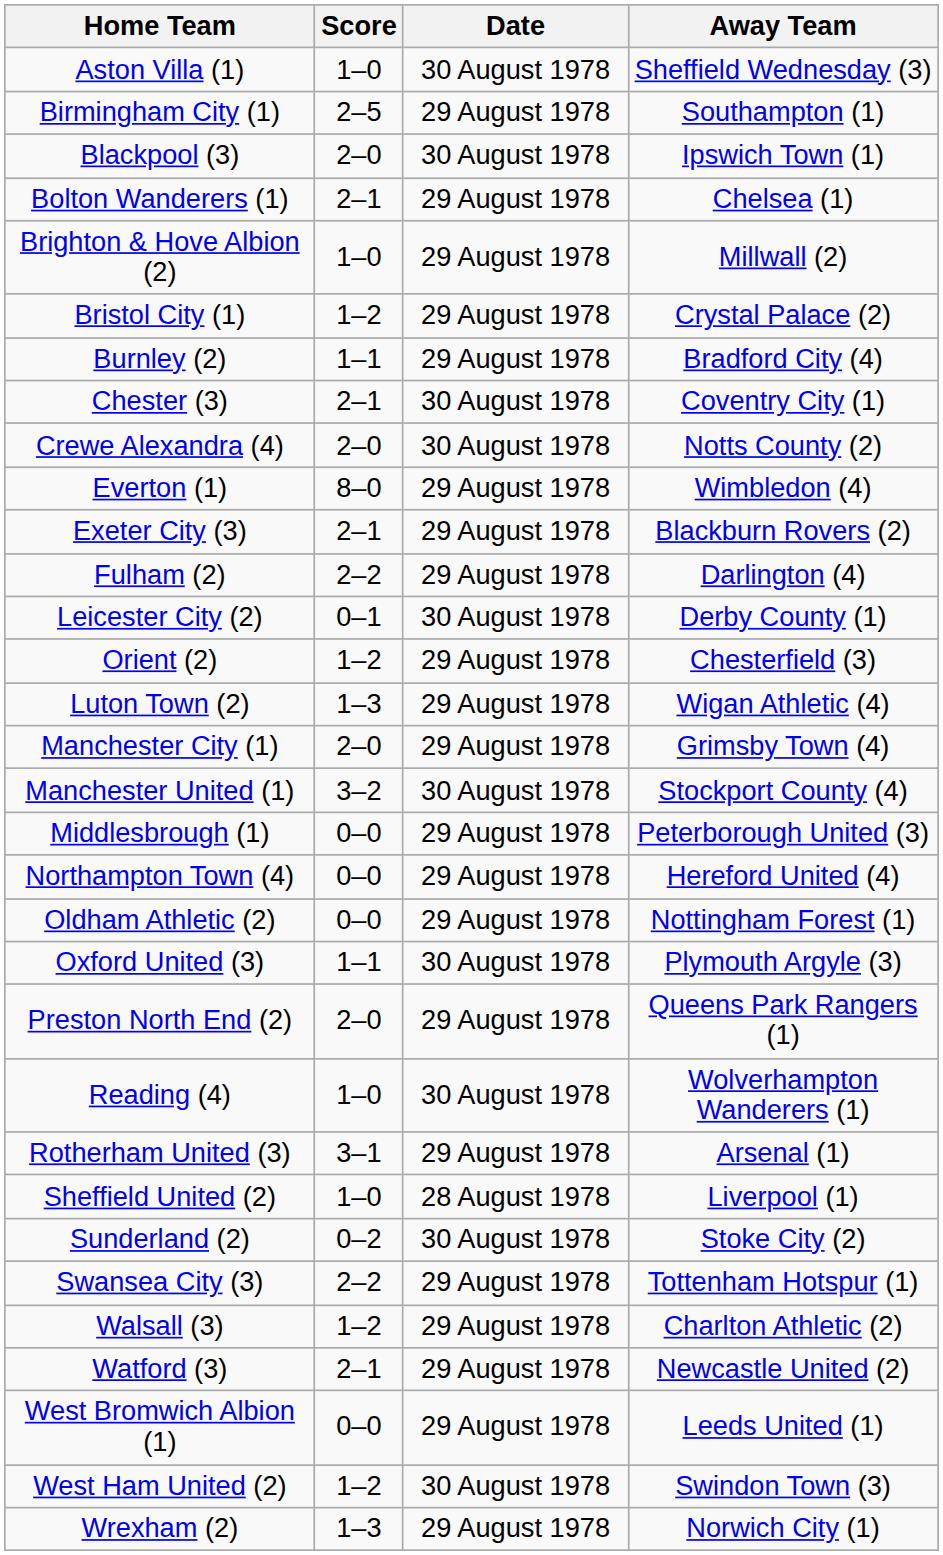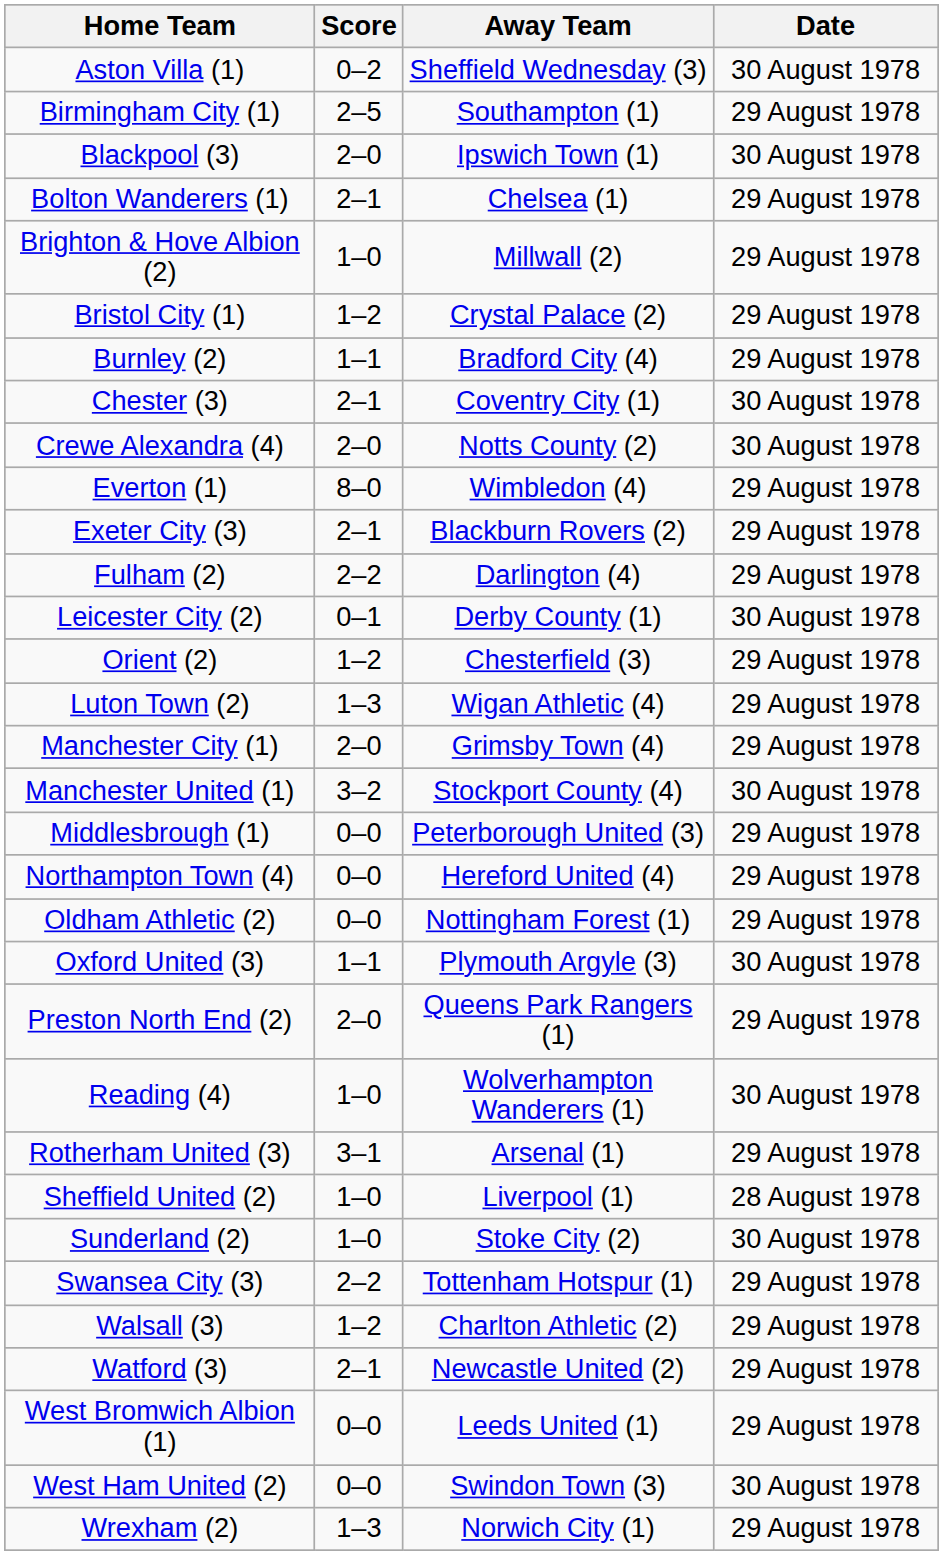columns swapped: (783, 26) <-> (516, 26)
(359, 69) 1–0 -> (359, 69) 0–2
(359, 1239) 0–2 -> (359, 1239) 1–0
(359, 1485) 1–2 -> (359, 1485) 0–0
